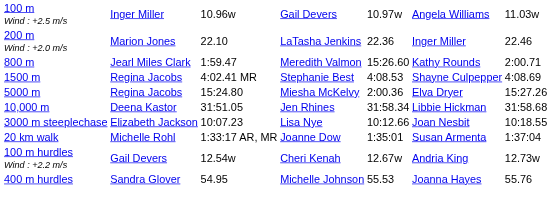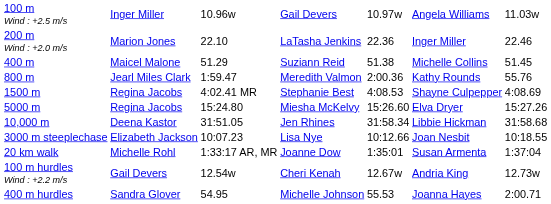+ row: (19, 62)
(388, 62) 15:26.60 -> (385, 77) 2:00.36
(523, 62) 2:00.71 -> (518, 77) 55.76
(385, 92) 2:00.36 -> (388, 107) 15:26.60
(518, 179) 55.76 -> (523, 194) 2:00.71
